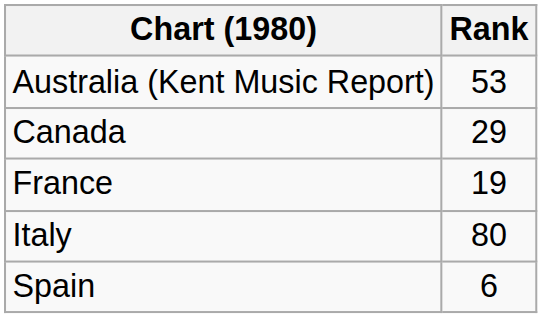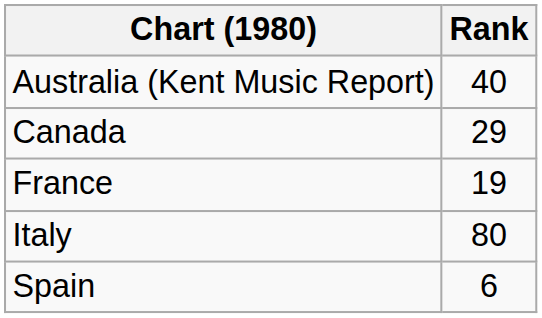(489, 81) 53 -> (489, 81) 40
